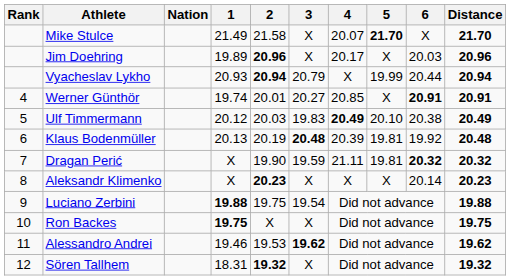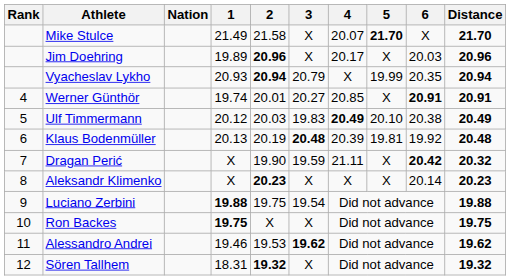(425, 77) 20.44 -> (425, 77) 20.35
(386, 160) 19.81 -> (386, 160) X
(425, 160) 20.32 -> (425, 160) 20.42
